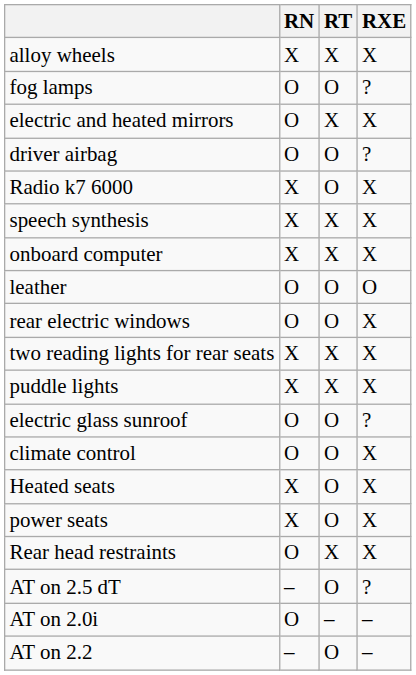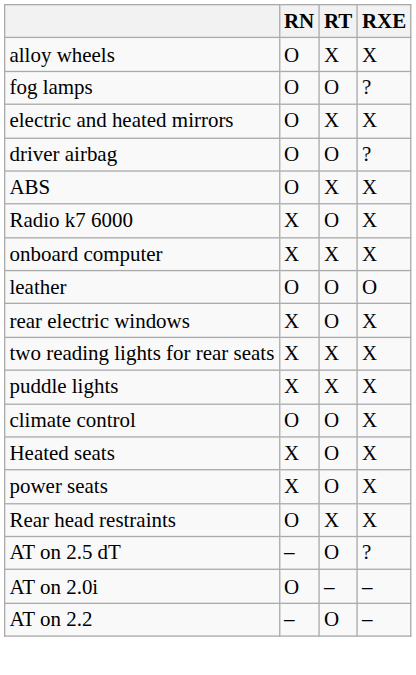(292, 54) X -> (292, 54) O
+ row: (30, 187)
- row: (79, 220)
(292, 320) O -> (292, 320) X
- row: (99, 420)
